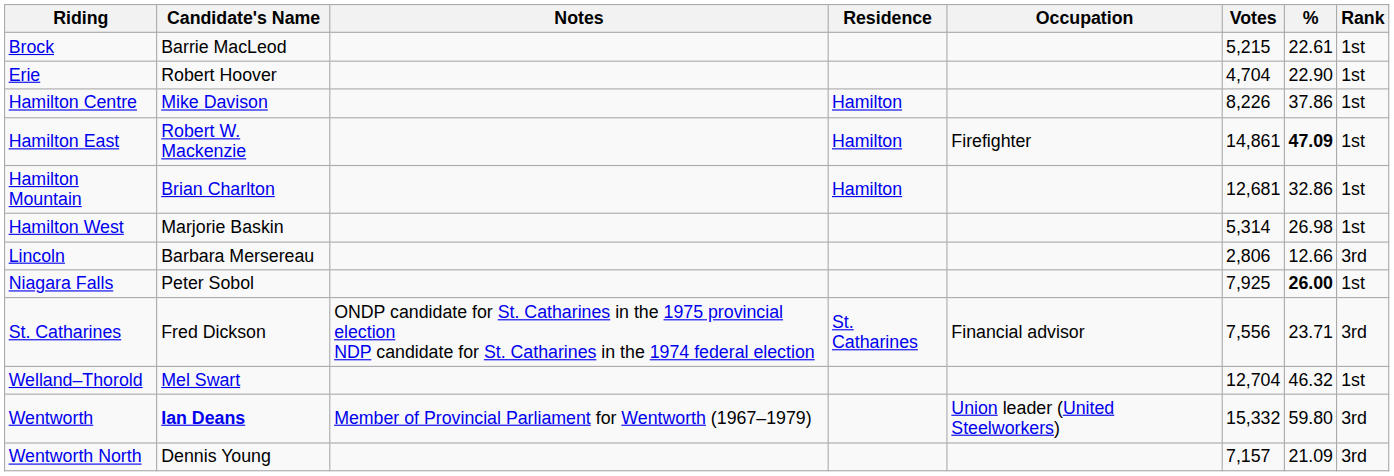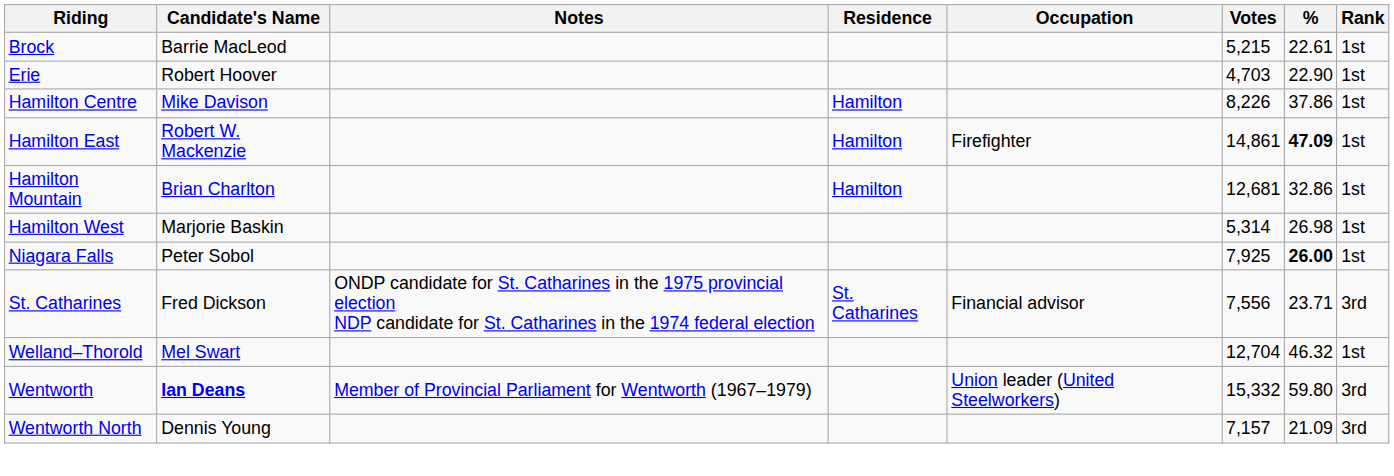(1248, 74) 4,704 -> (1248, 74) 4,703
- row: (37, 255)
